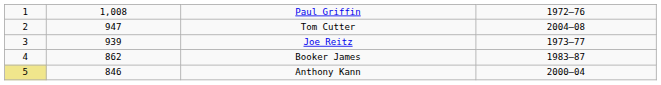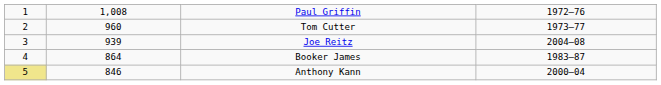(113, 27) 947 -> (113, 27) 960
(566, 27) 2004–08 -> (566, 27) 1973–77
(566, 42) 1973–77 -> (566, 42) 2004–08
(113, 57) 862 -> (113, 57) 864
